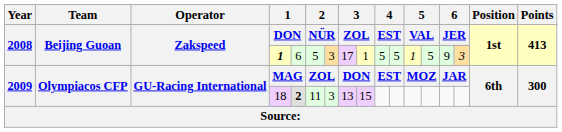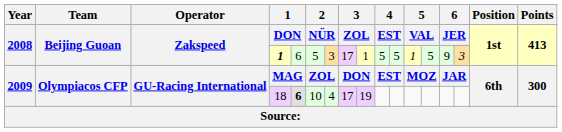(298, 95) 2 -> (298, 95) 6
(315, 95) 11 -> (315, 95) 10
(332, 95) 3 -> (332, 95) 4
(347, 95) 13 -> (347, 95) 17
(366, 95) 15 -> (366, 95) 19
